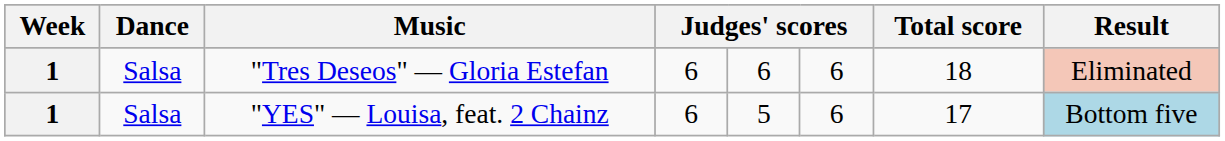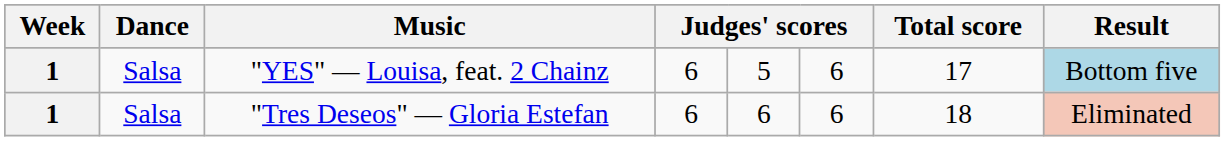rows swapped: (430, 113) <-> (430, 69)
